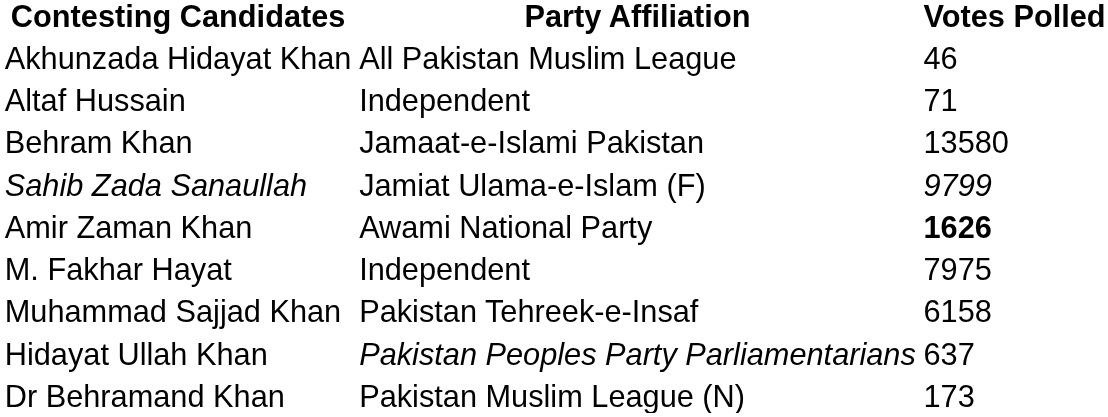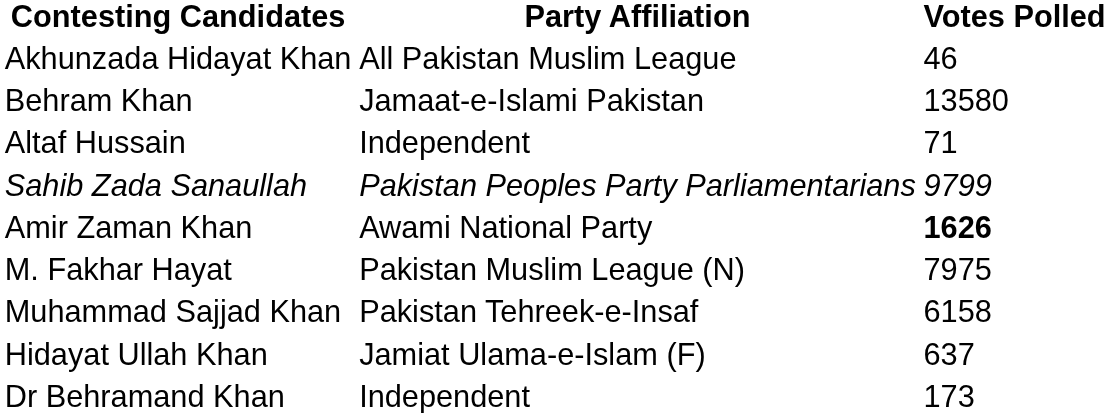rows swapped: (99, 143) <-> (95, 101)
(532, 185) Jamiat Ulama-e-Islam (F) -> (637, 185) Pakistan Peoples Party Parliamentarians
(445, 270) Independent -> (552, 270) Pakistan Muslim League (N)
(637, 354) Pakistan Peoples Party Parliamentarians -> (532, 354) Jamiat Ulama-e-Islam (F)
(552, 396) Pakistan Muslim League (N) -> (445, 396) Independent
